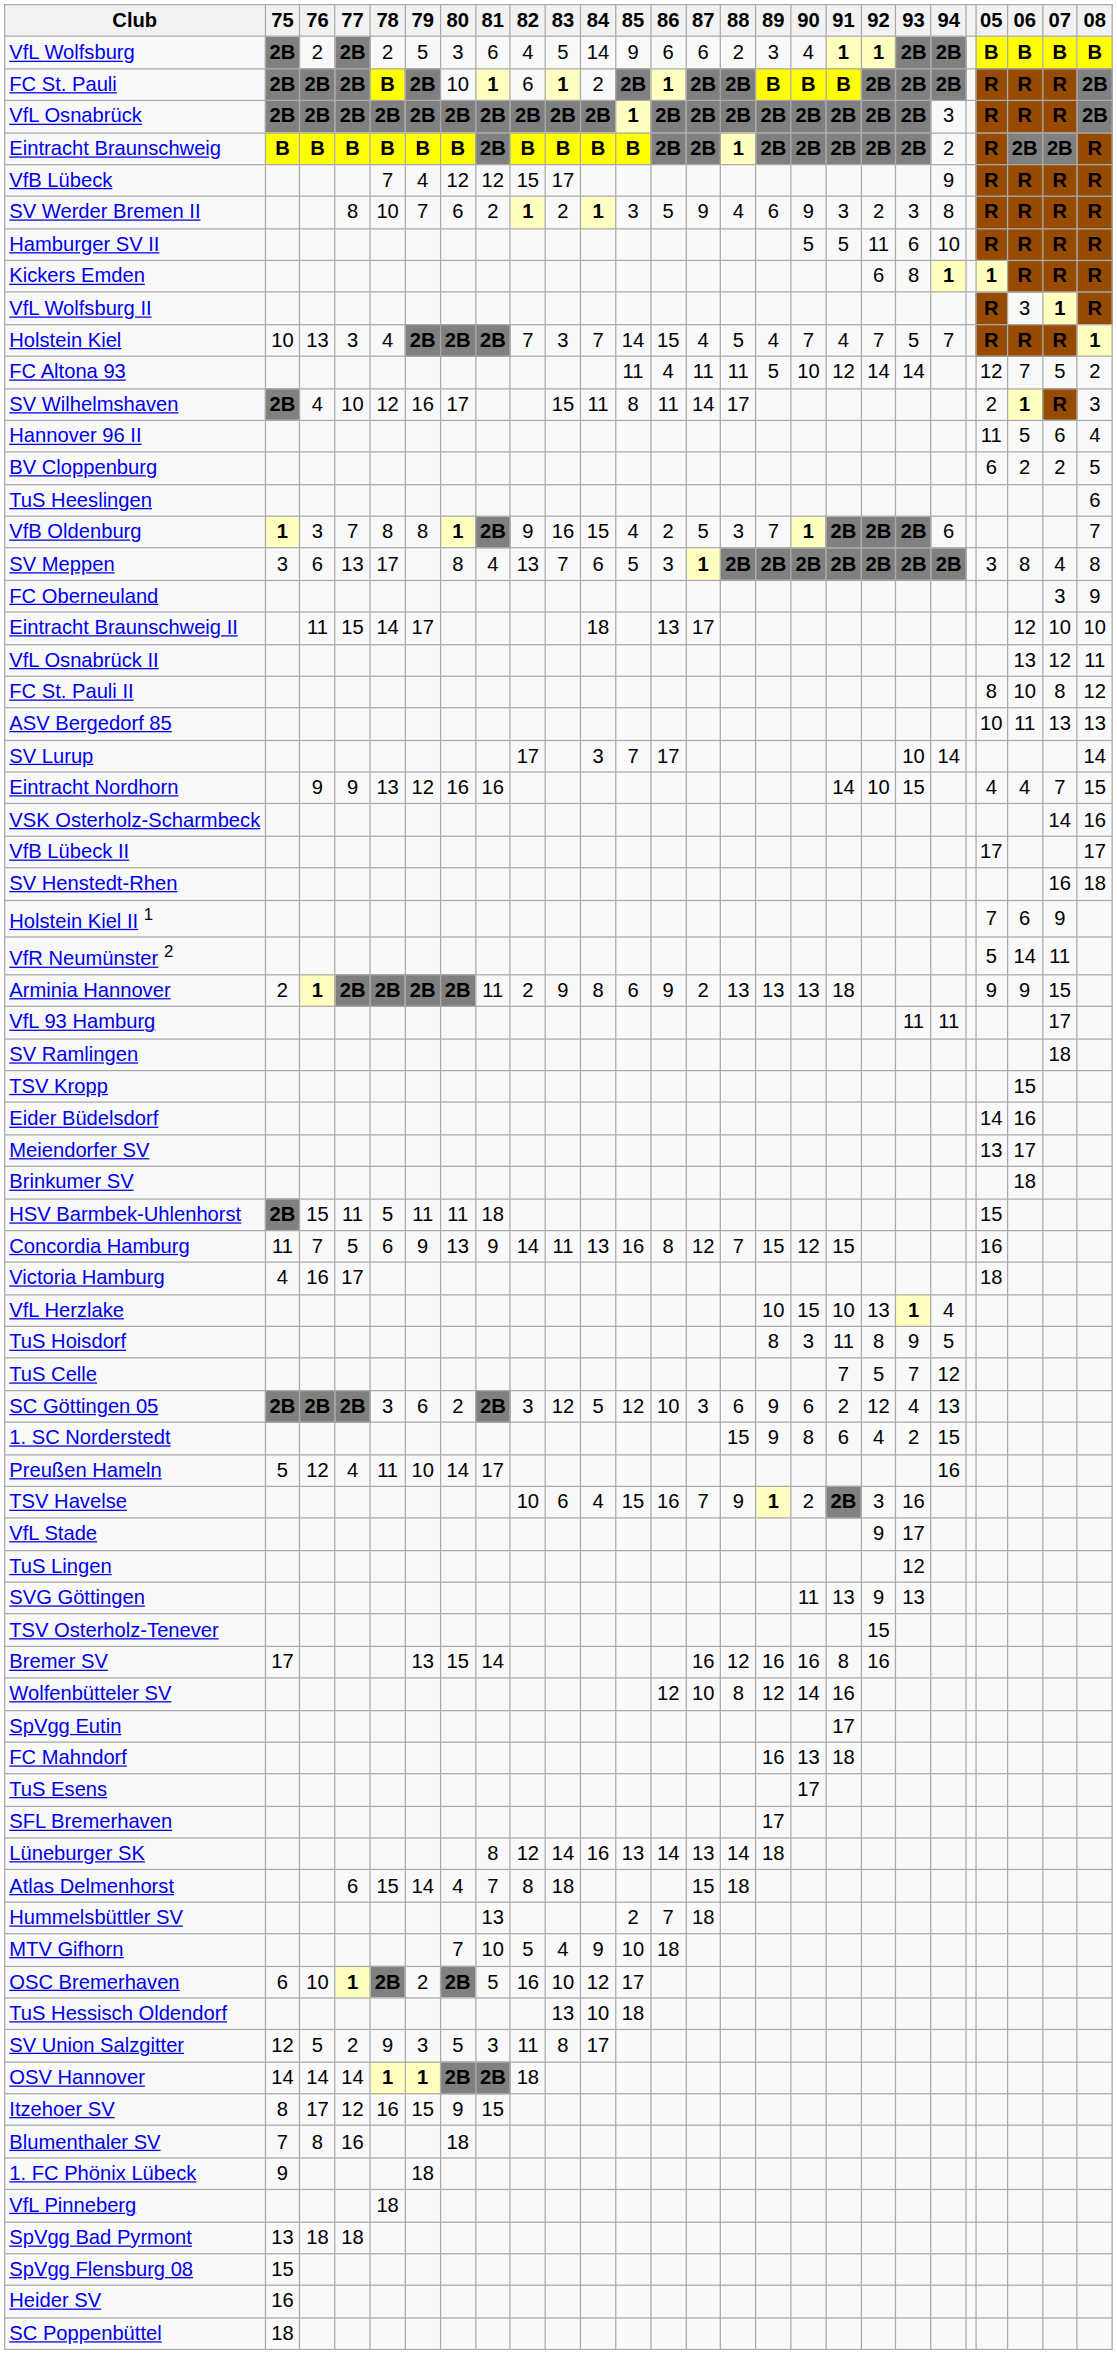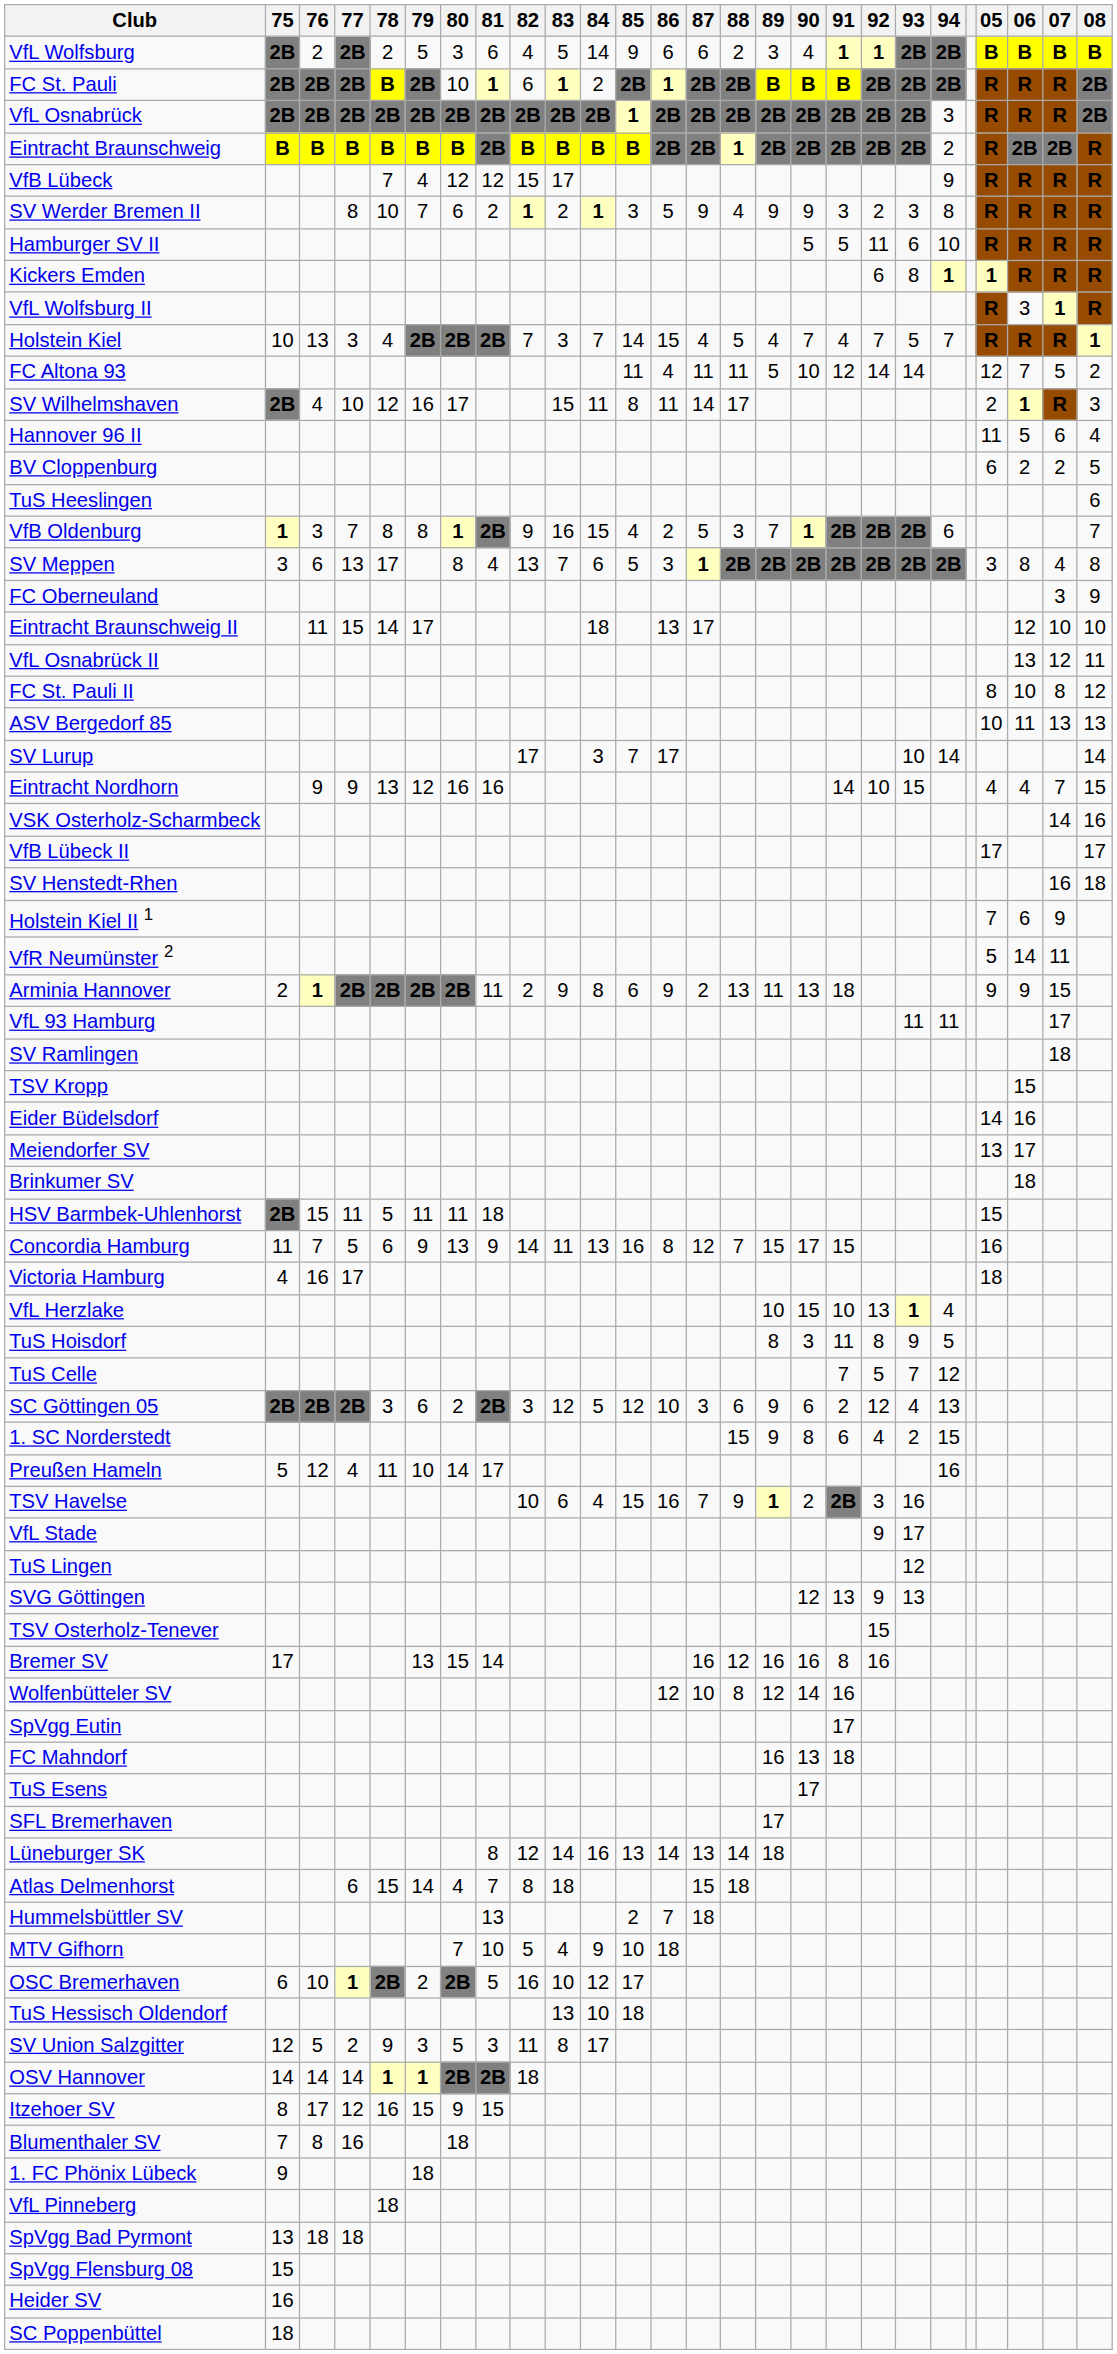(773, 212) 6 -> (773, 212) 9
(773, 990) 13 -> (773, 990) 11
(808, 1246) 12 -> (808, 1246) 17
(808, 1598) 11 -> (808, 1598) 12
